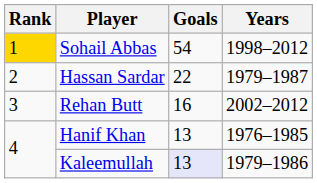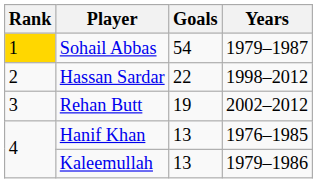(267, 47) 1998–2012 -> (267, 47) 1979–1987
(267, 76) 1979–1987 -> (267, 76) 1998–2012
(182, 105) 16 -> (182, 105) 19
(182, 163) lavender background -> (182, 163) no background
